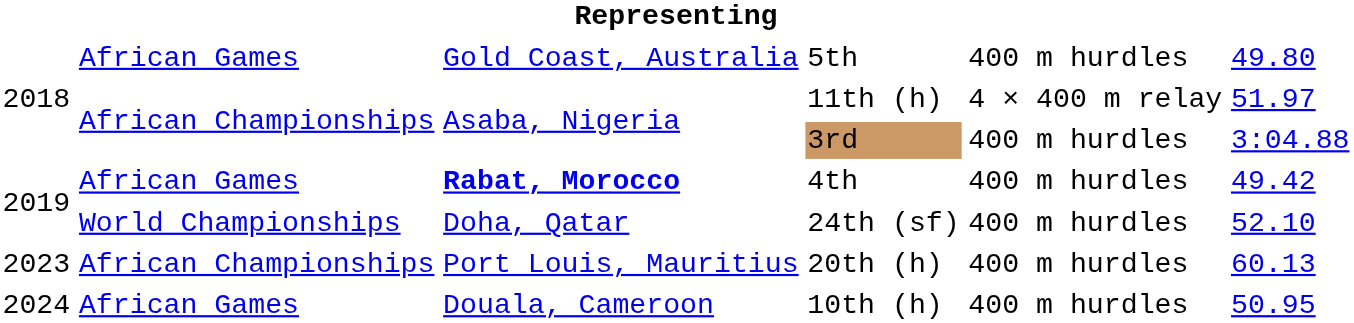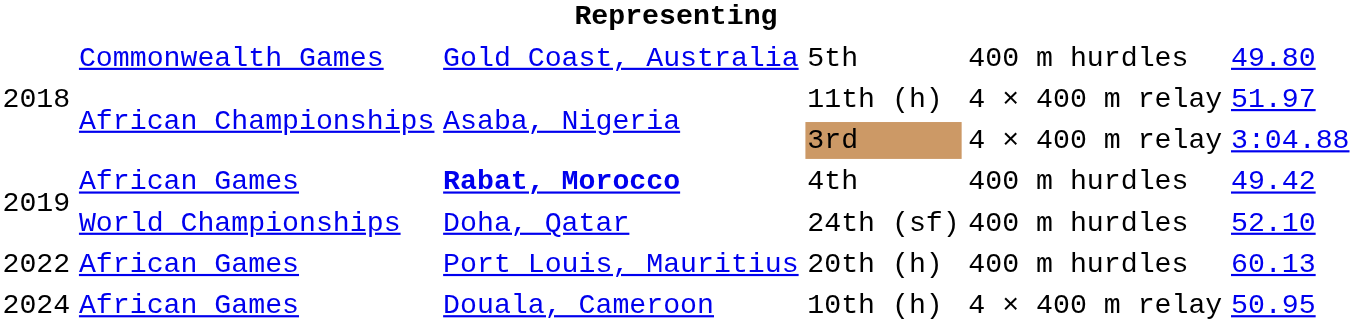(189, 58) African Games -> (231, 58) Commonwealth Games
(1078, 140) 400 m hurdles -> (1095, 140) 4 × 400 m relay
(36, 264) 2023 -> (36, 264) 2022
(257, 264) African Championships -> (189, 264) African Games
(1078, 305) 400 m hurdles -> (1095, 305) 4 × 400 m relay
